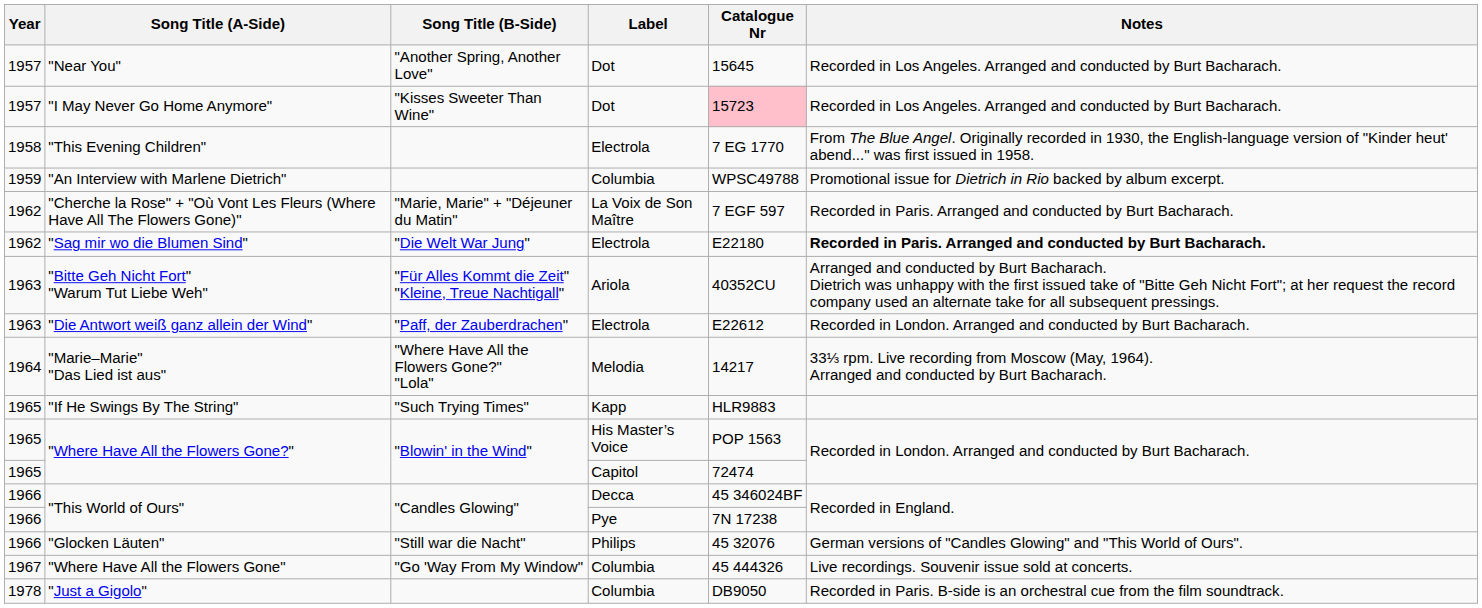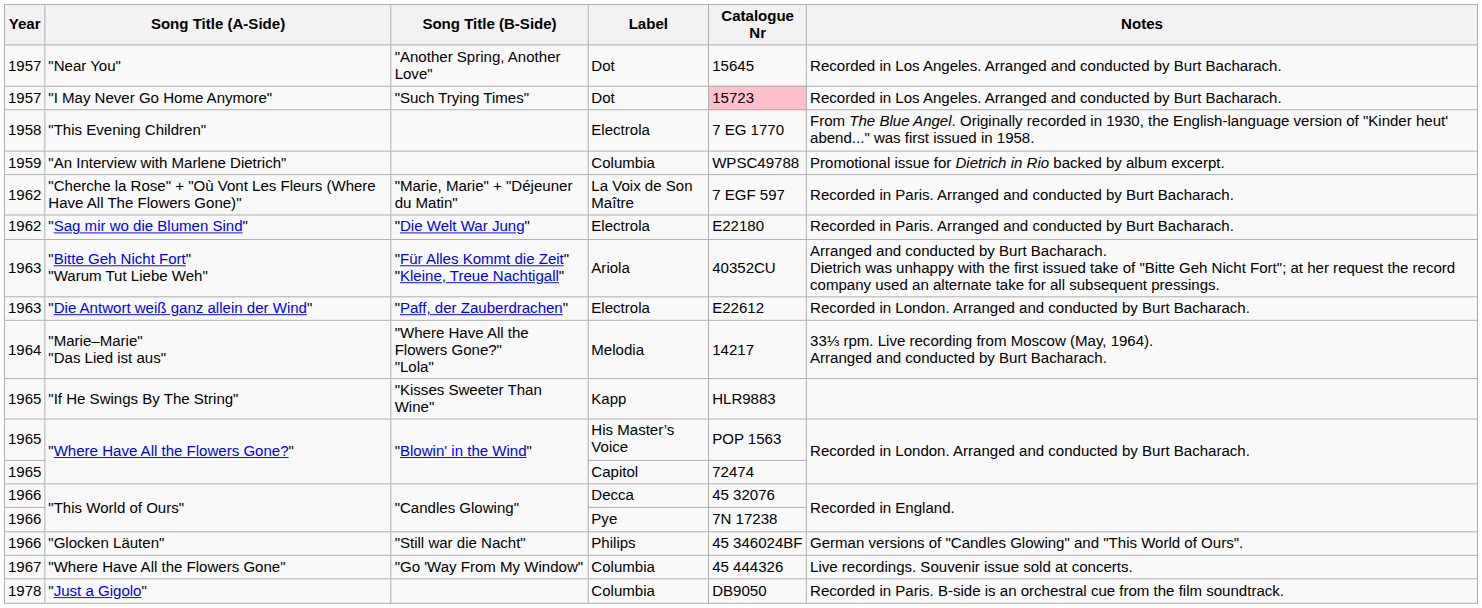(468, 106) "Kisses Sweeter Than Wine" -> (462, 97) "Such Trying Times"
(1038, 244) bold -> (1022, 227) normal
(462, 407) "Such Trying Times" -> (468, 398) "Kisses Sweeter Than Wine"
(757, 495) 45 346024BF -> (744, 495) 45 32076
(743, 543) 45 32076 -> (757, 543) 45 346024BF
